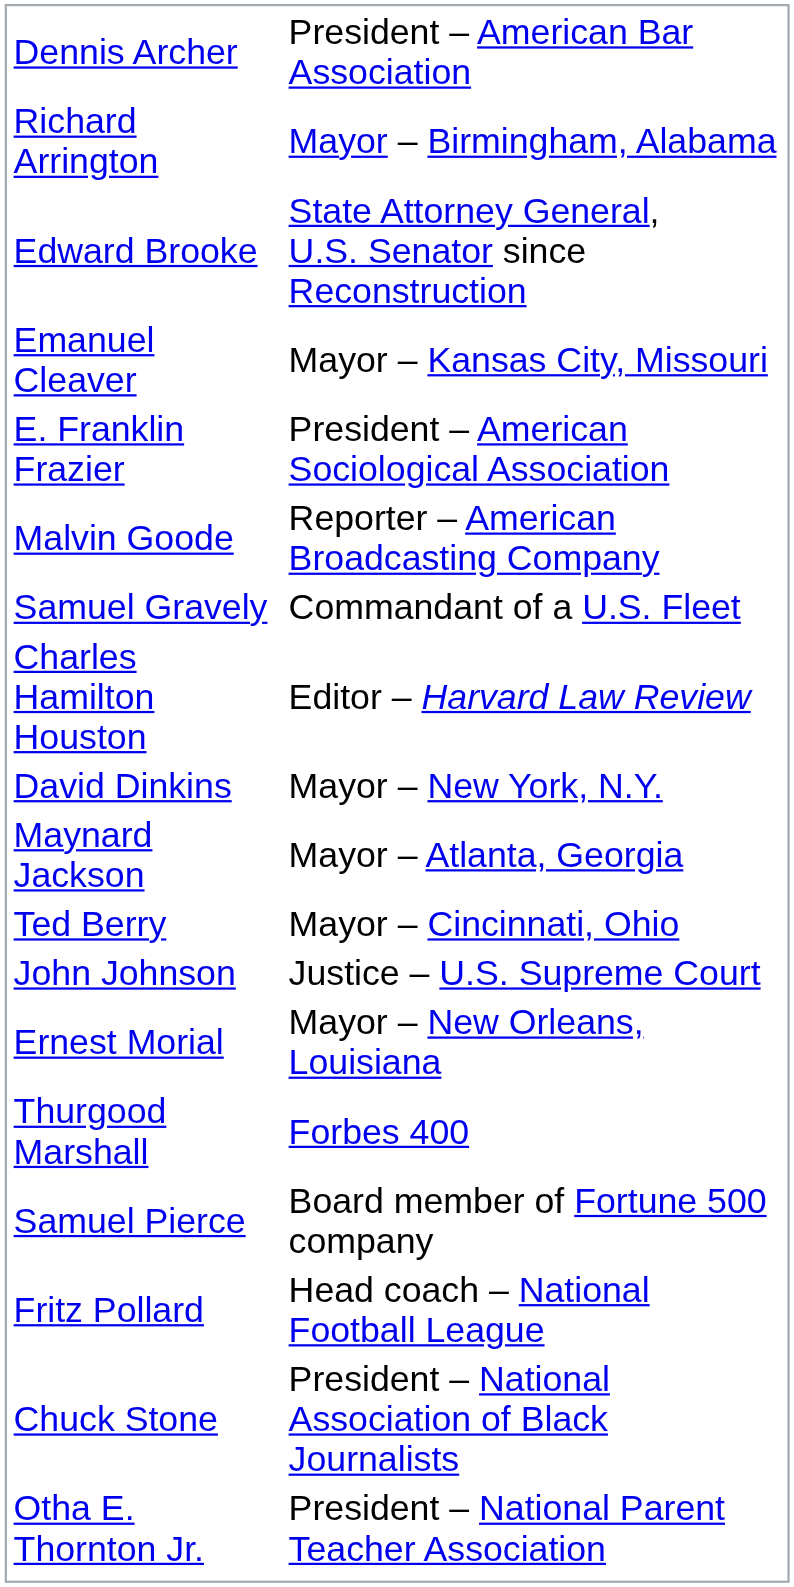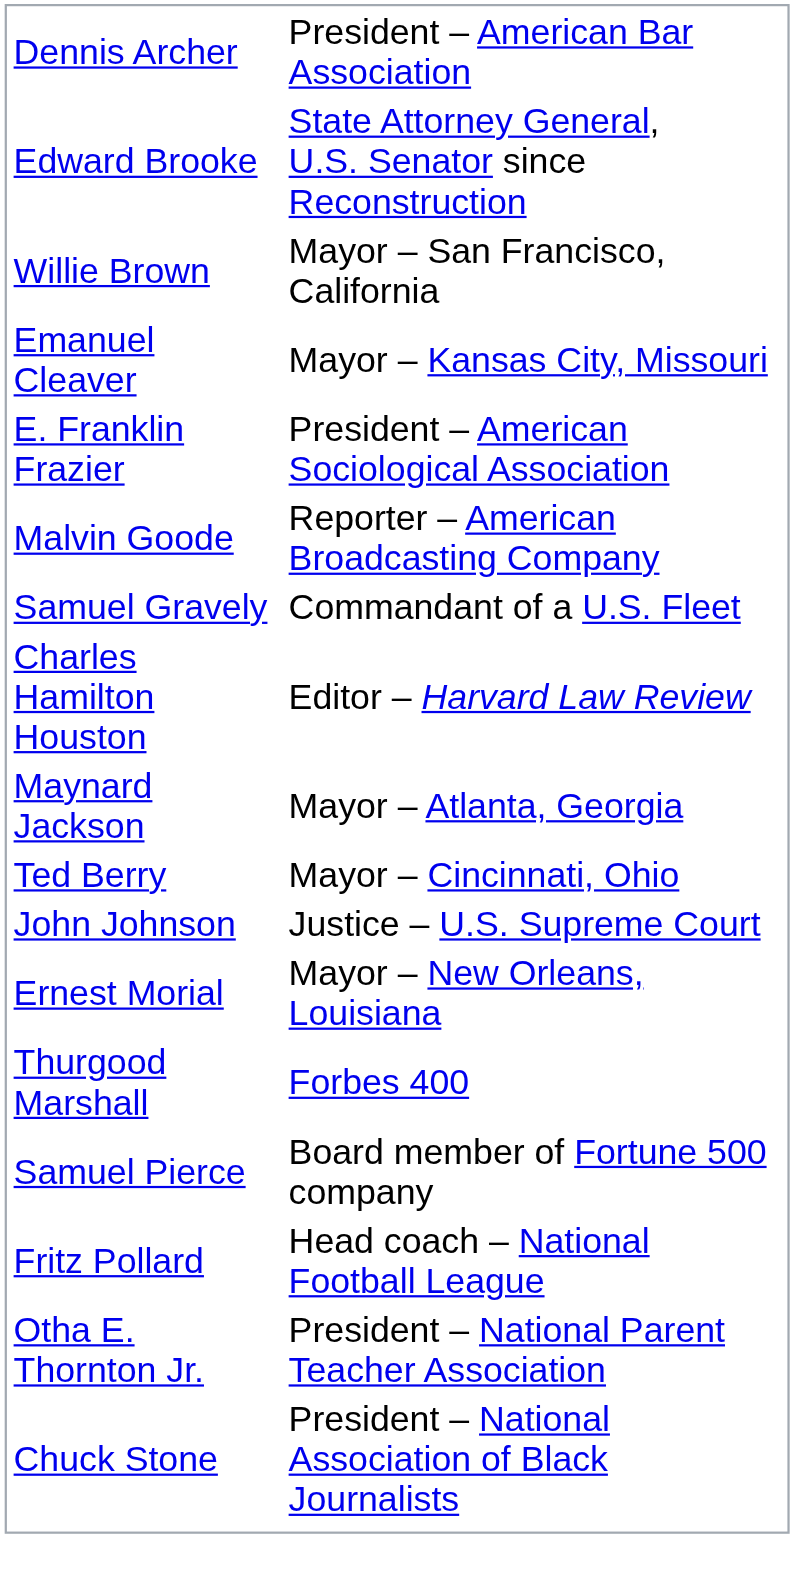- row: (86, 141)
+ row: (112, 270)
- row: (123, 786)
rows swapped: (116, 1419) <-> (109, 1528)
